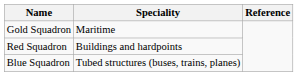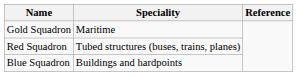(129, 46) Buildings and hardpoints -> (158, 46) Tubed structures (buses, trains, planes)
(158, 63) Tubed structures (buses, trains, planes) -> (129, 63) Buildings and hardpoints
